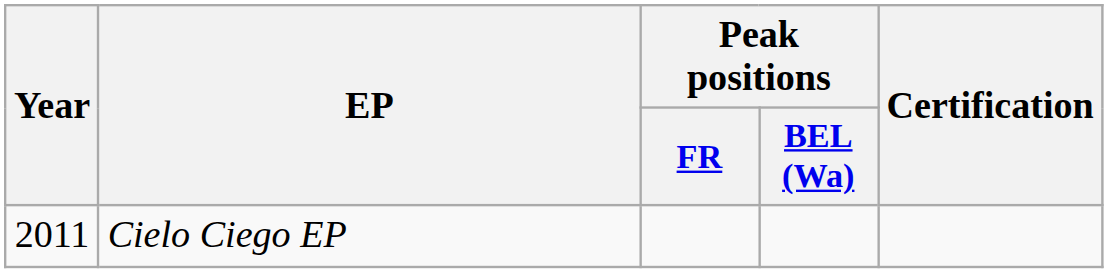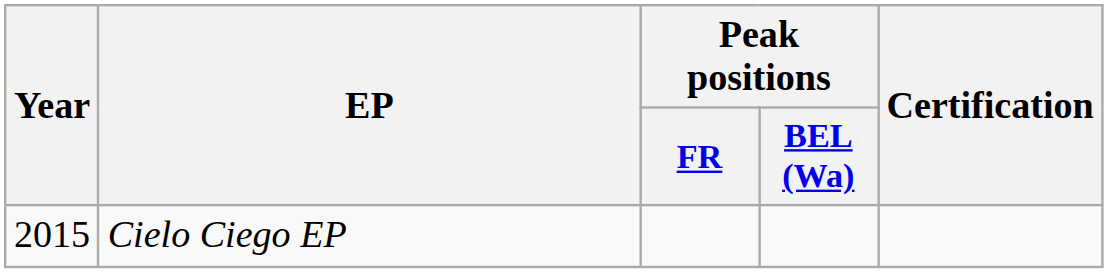(52, 234) 2011 -> (52, 234) 2015
